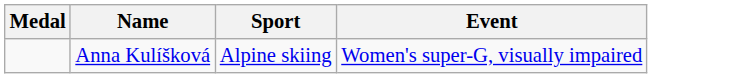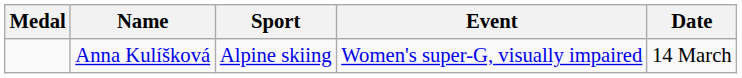+ column: (692, 21)
